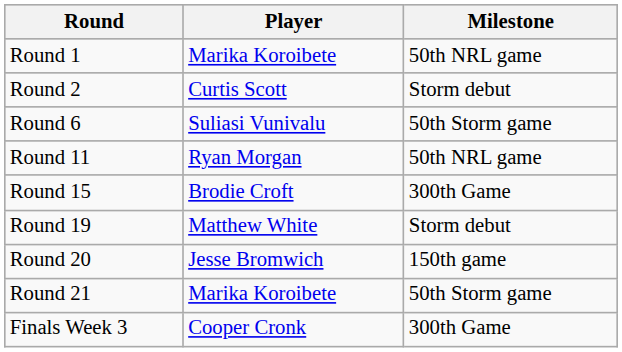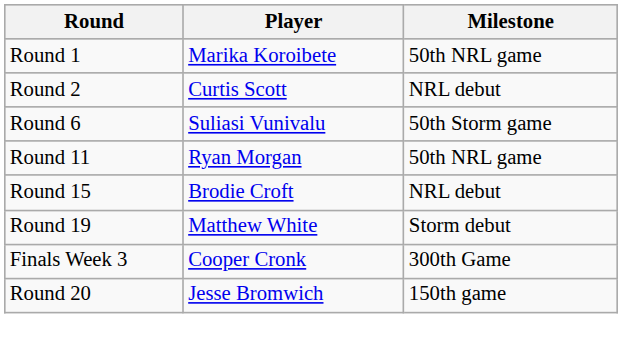(460, 89) Storm debut -> (455, 89) NRL debut
(460, 192) 300th Game -> (455, 192) NRL debut
rows swapped: (50, 260) <-> (69, 328)
- row: (50, 294)
